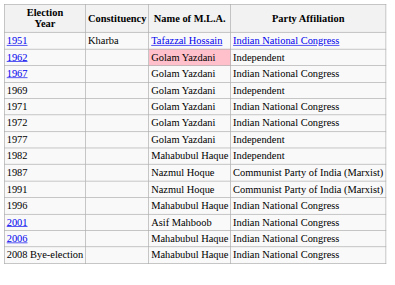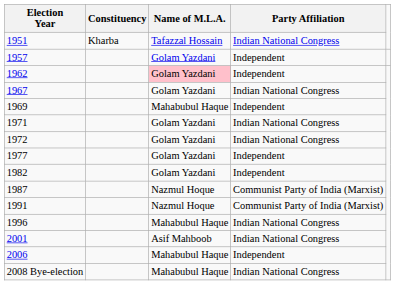+ row: (17, 57)
(183, 90) Golam Yazdani -> (190, 106) Mahabubul Haque
(190, 156) Mahabubul Haque -> (183, 172) Golam Yazdani
(286, 238) Indian National Congress -> (259, 255) Independent
